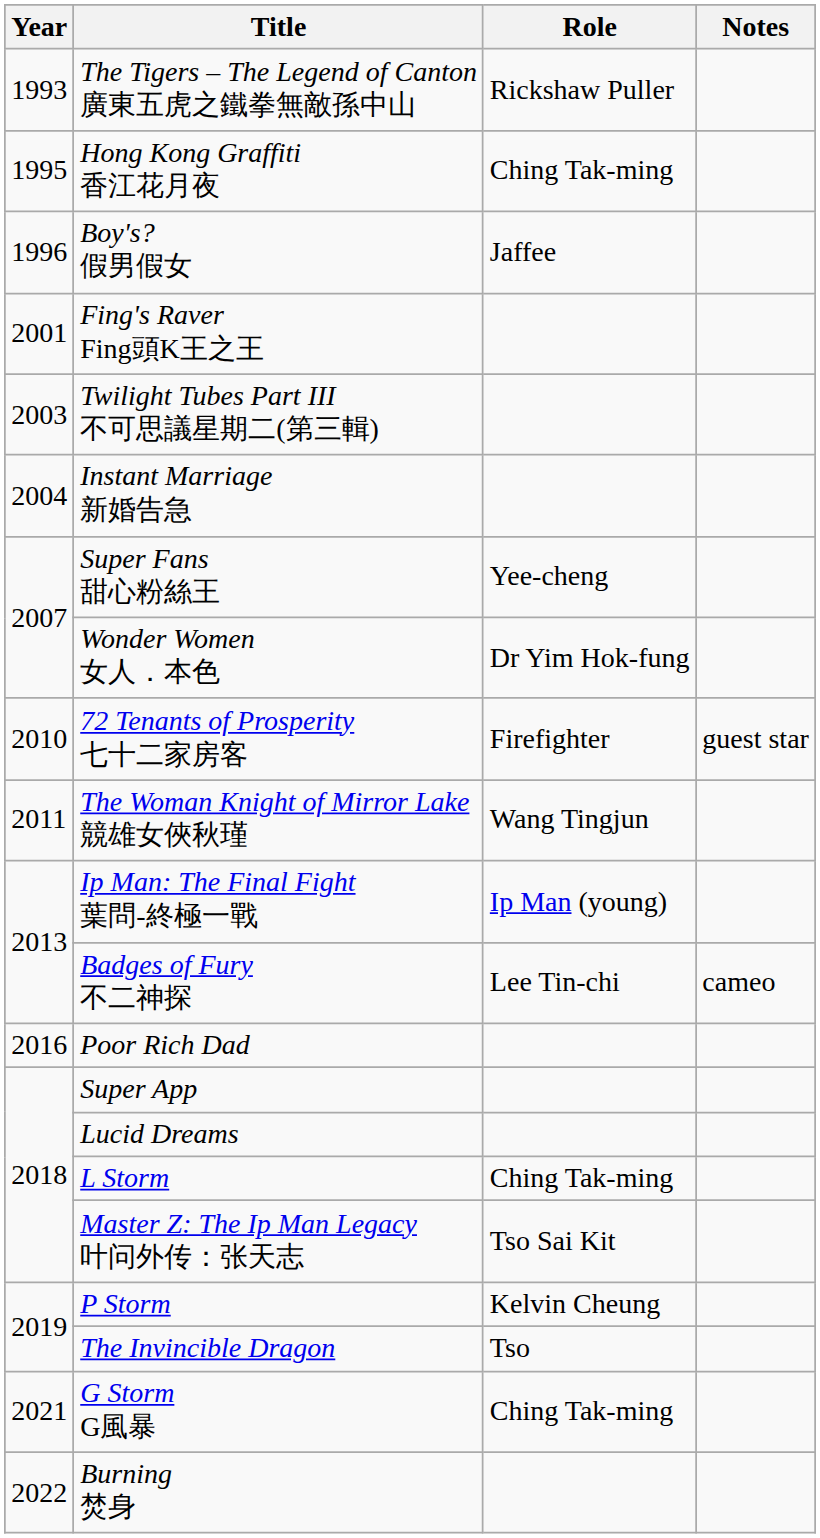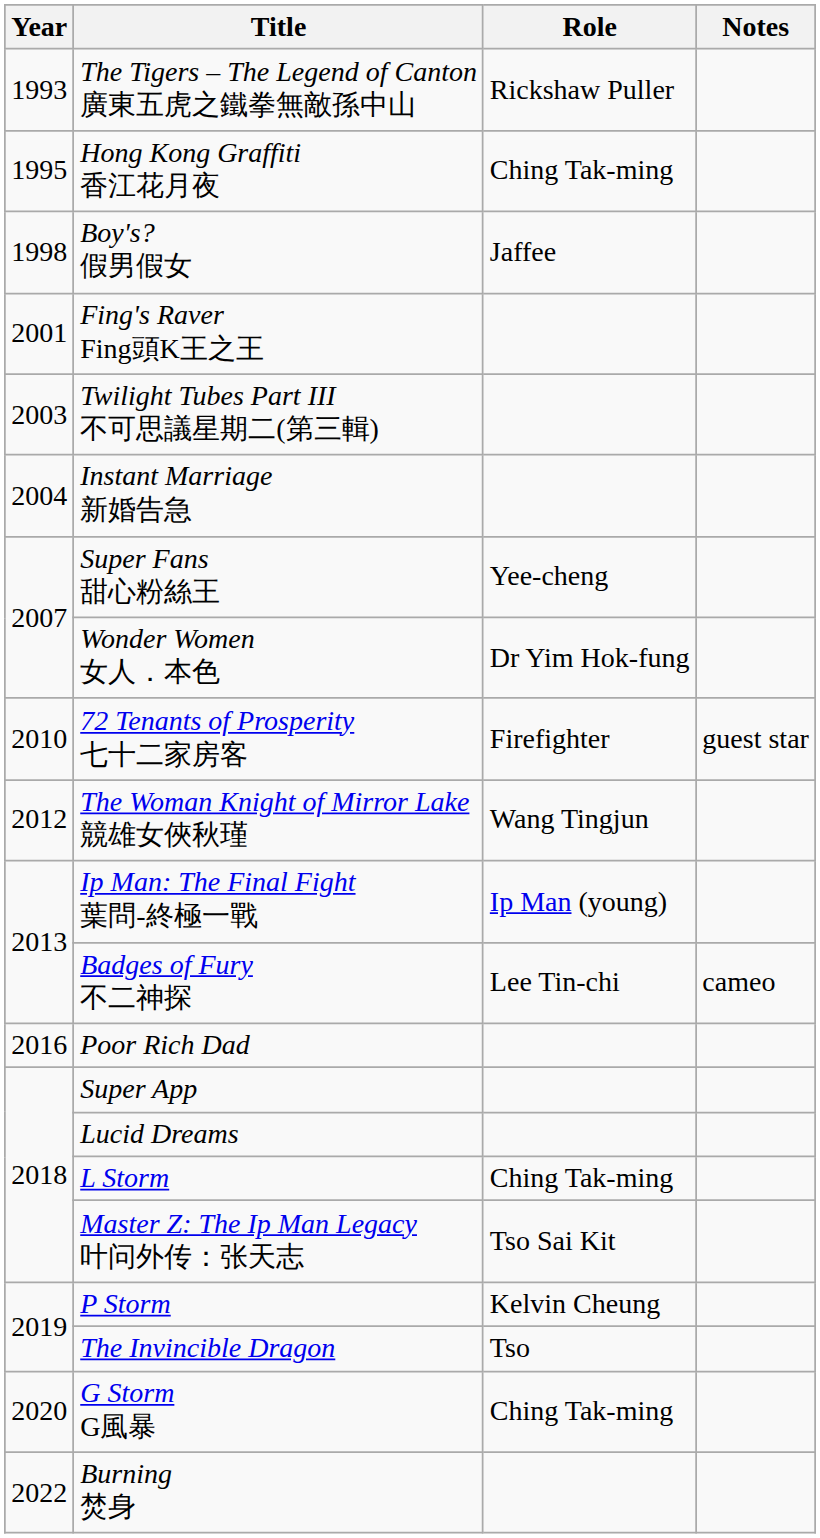(39, 251) 1996 -> (39, 251) 1998
(39, 819) 2011 -> (39, 819) 2012
(39, 1410) 2021 -> (39, 1410) 2020
